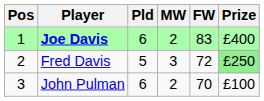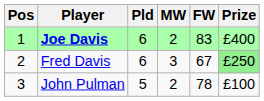(143, 61) 5 -> (143, 61) 6
(204, 61) 72 -> (204, 61) 67
(143, 84) 6 -> (143, 84) 5
(204, 84) 70 -> (204, 84) 78
